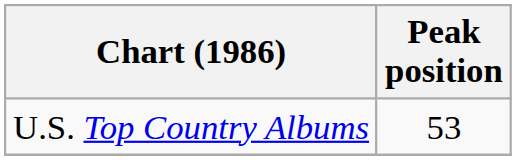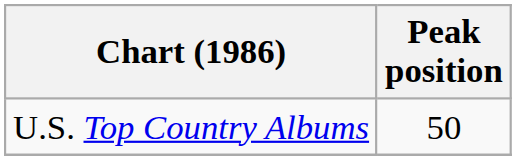(444, 126) 53 -> (444, 126) 50
